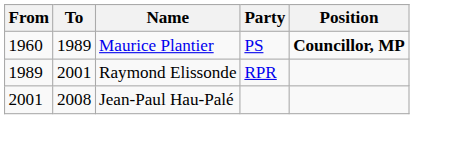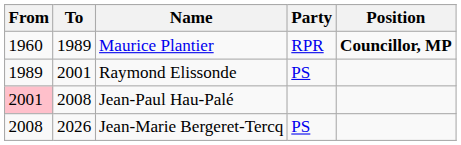(254, 45) PS -> (307, 45) RPR
(261, 72) RPR -> (301, 72) PS
(26, 99) no background -> (26, 99) pink background
+ row: (191, 126)
